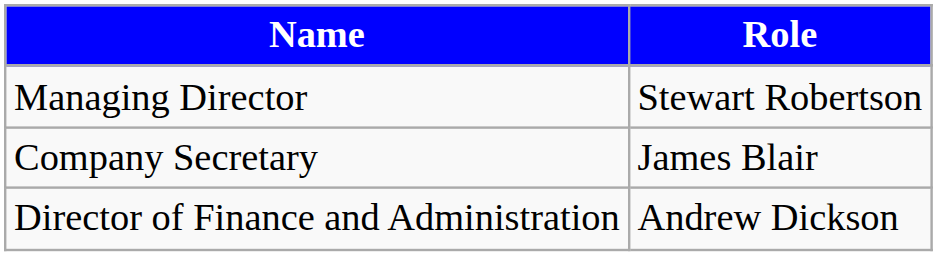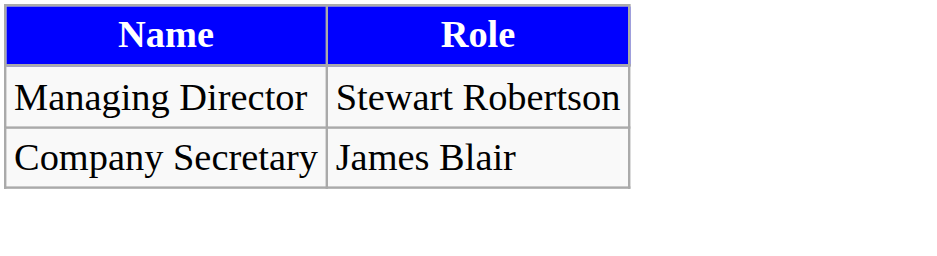- row: (317, 217)
